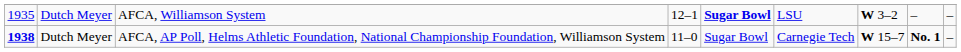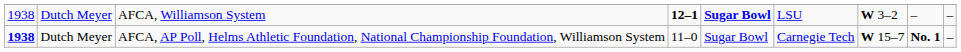(21, 15) 1935 -> (21, 15) 1938
(685, 15) normal -> (685, 15) bold
